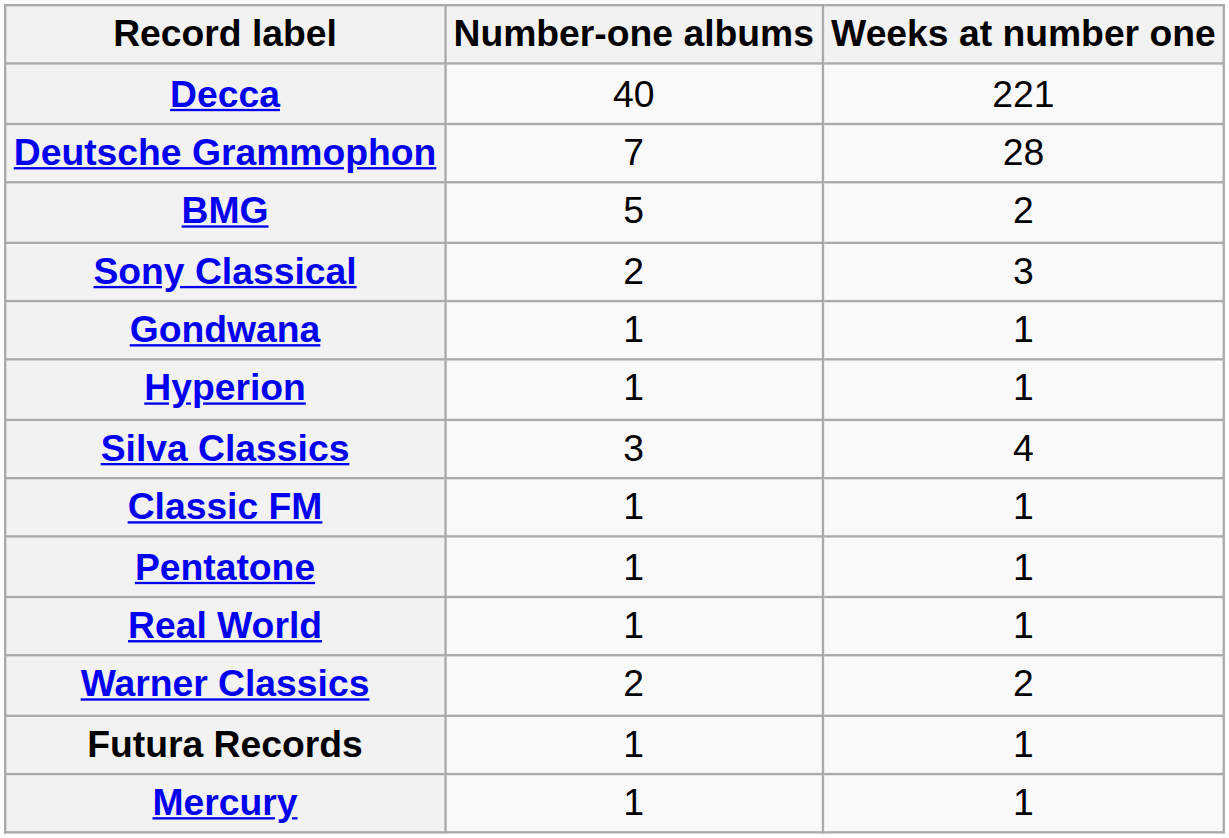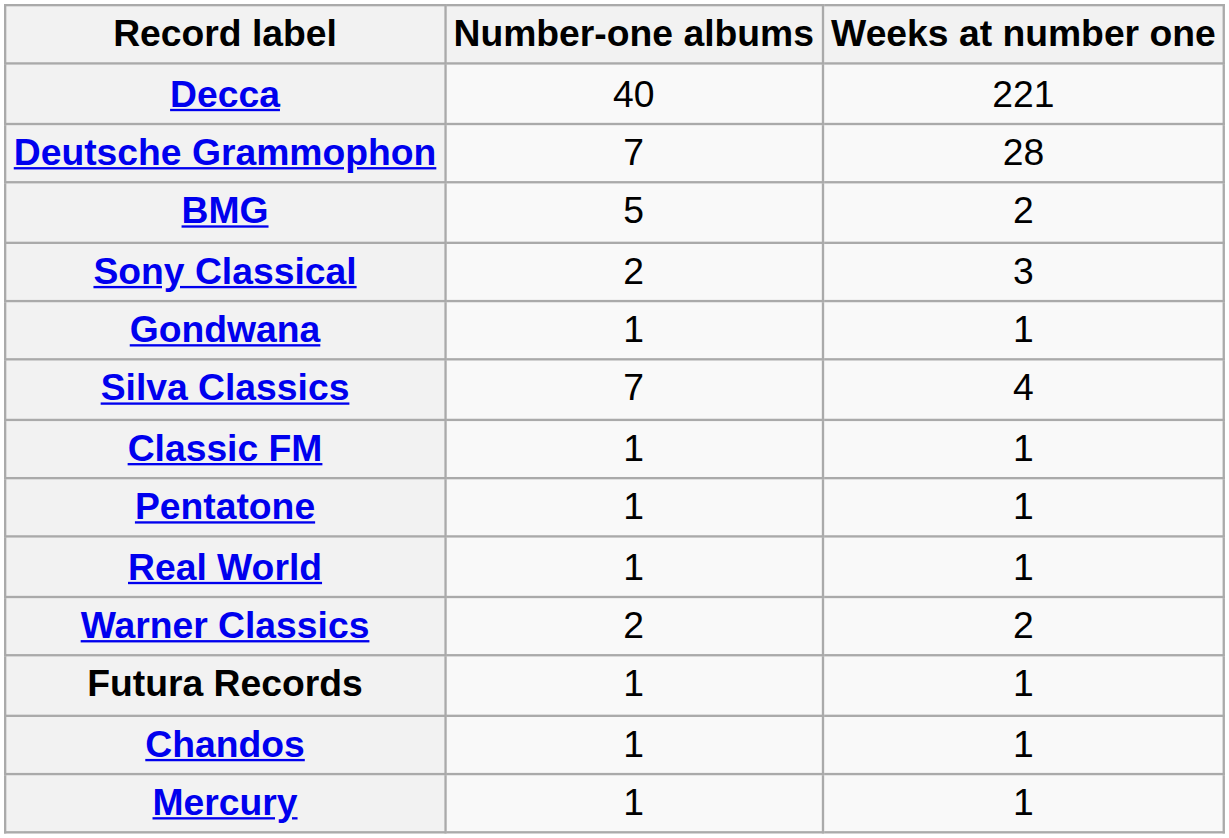- row: (225, 388)
(634, 447) 3 -> (634, 388) 7
+ row: (225, 743)
